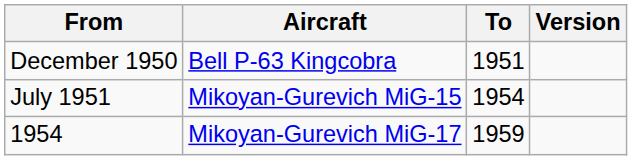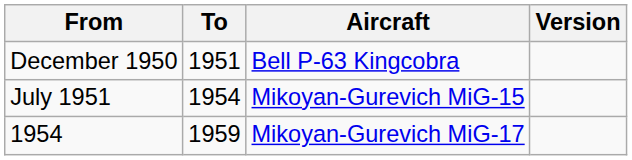columns swapped: (499, 23) <-> (325, 23)
